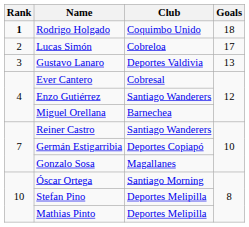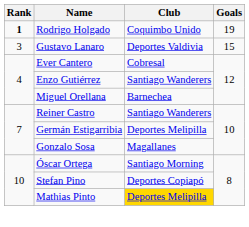(229, 29) 18 -> (229, 29) 19
- row: (64, 46)
(229, 63) 13 -> (229, 46) 15
(165, 146) Deportes Copiapó -> (167, 130) Deportes Melipilla
(167, 197) Deportes Melipilla -> (165, 180) Deportes Copiapó
(167, 213) no background -> (167, 197) gold background
